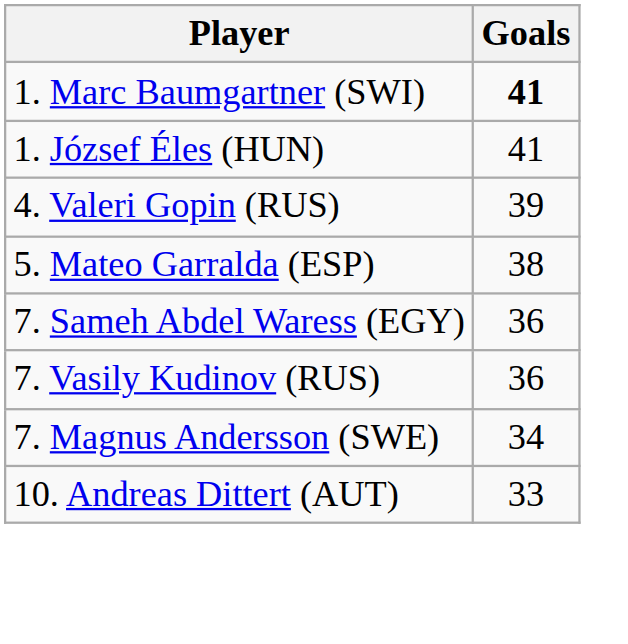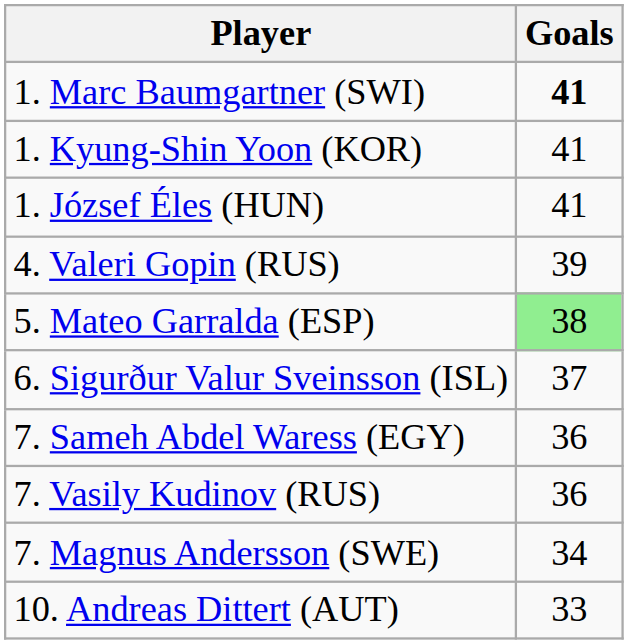+ row: (218, 148)
(526, 263) no background -> (569, 321) lightgreen background
+ row: (261, 378)
